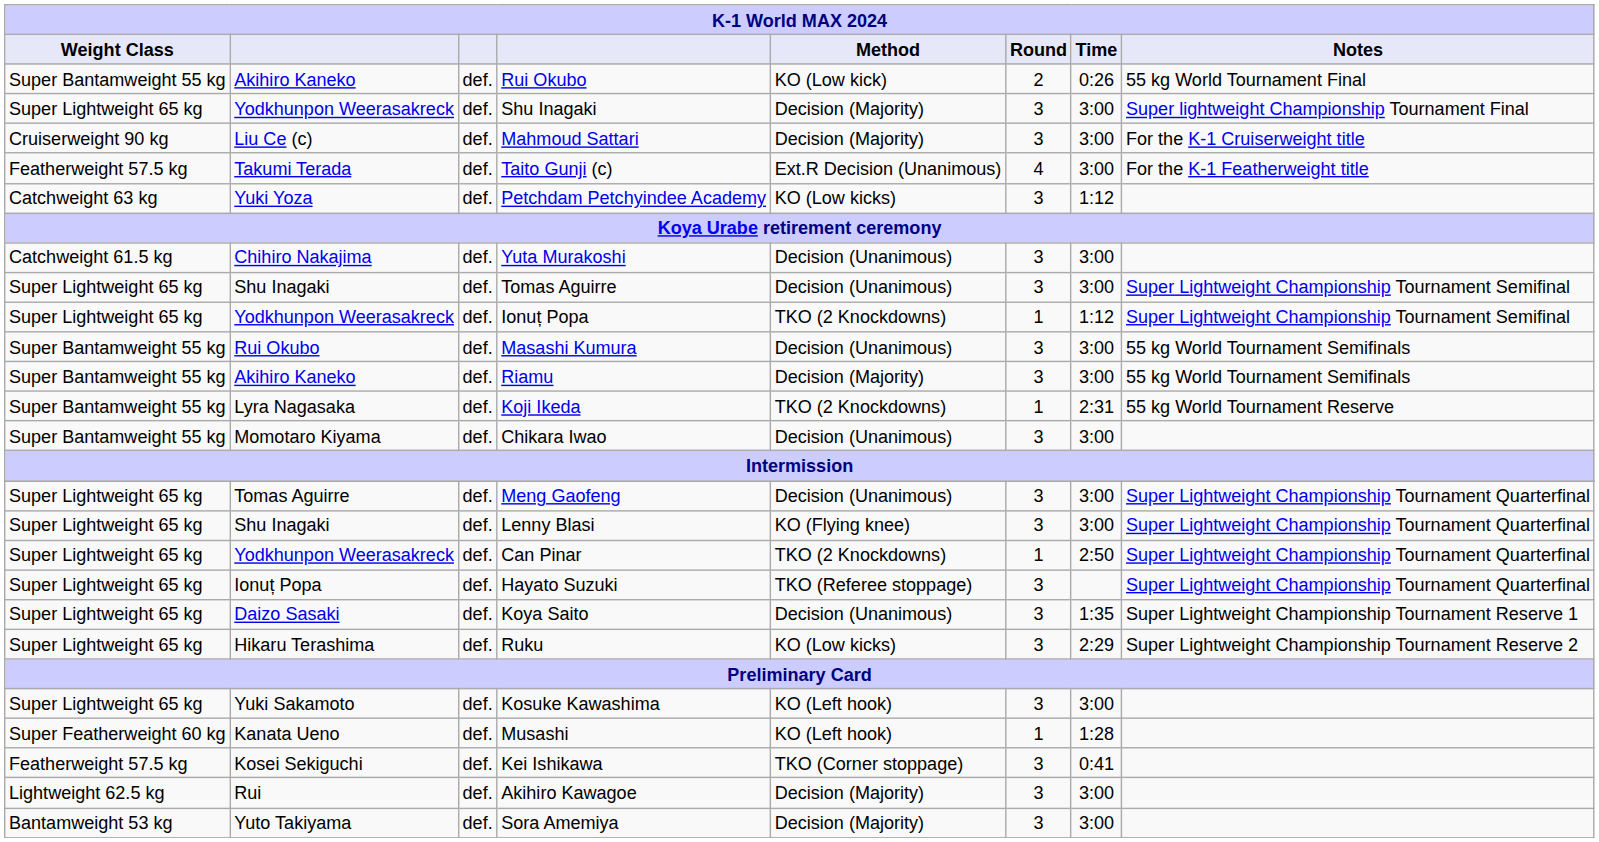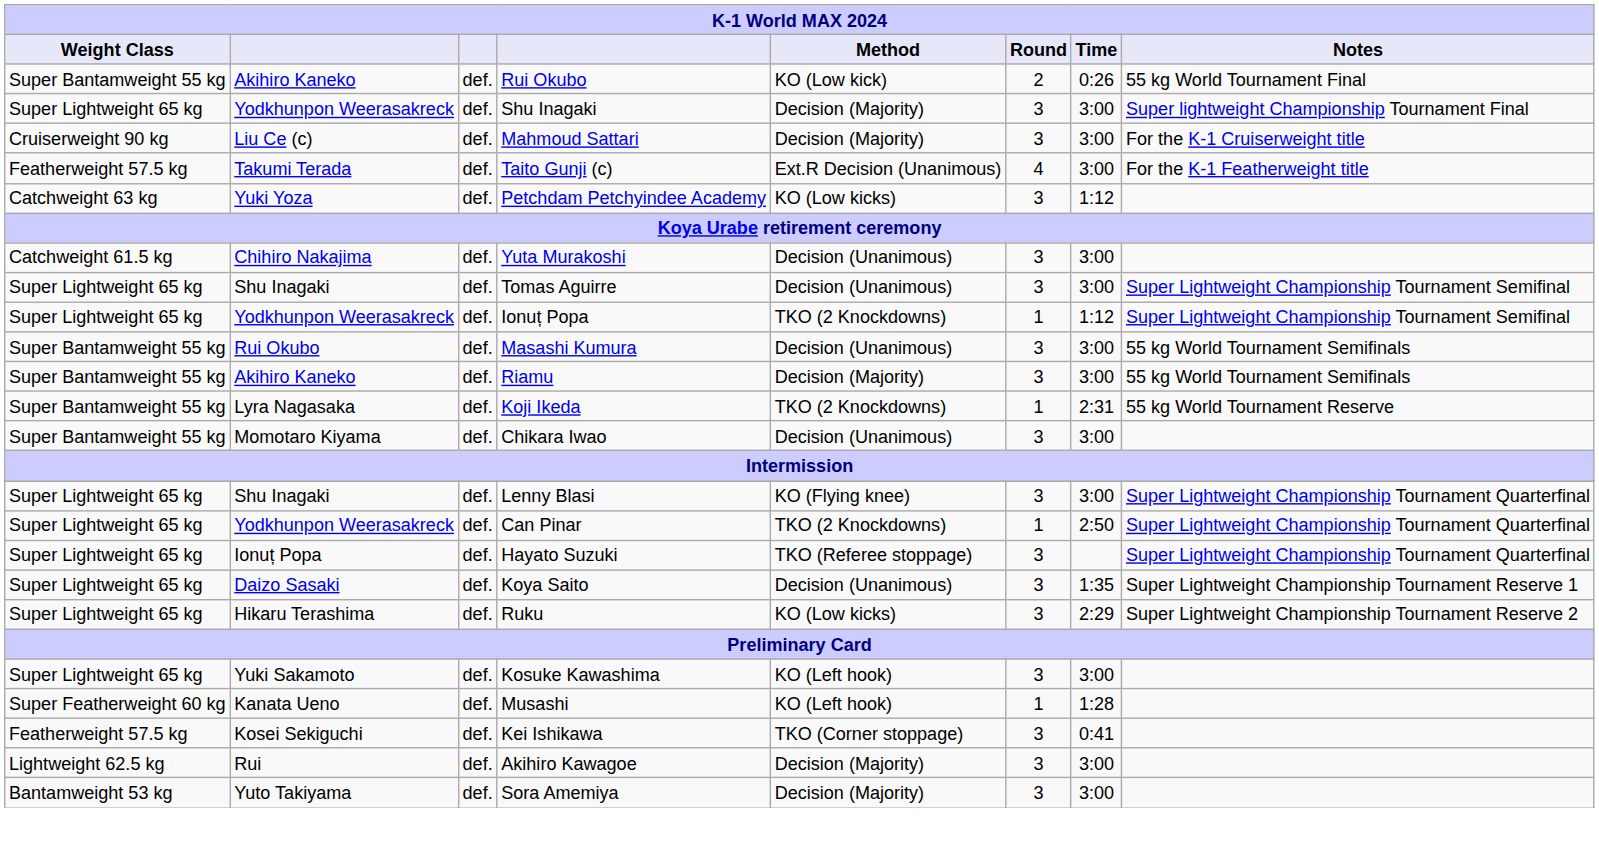- row: (561, 495)
